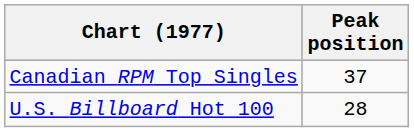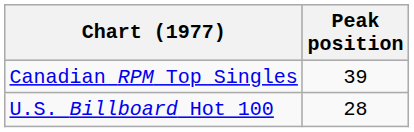(355, 77) 37 -> (355, 77) 39
